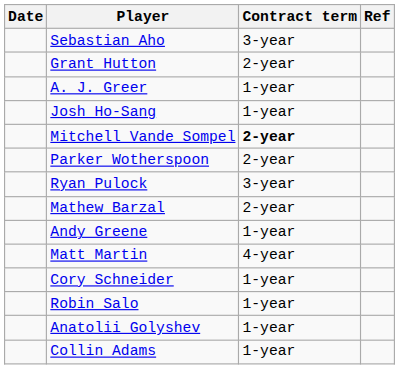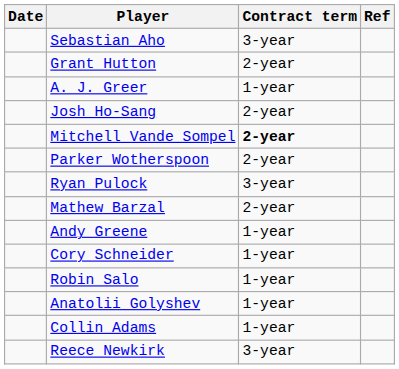(269, 112) 1-year -> (269, 112) 2-year
- row: (99, 256)
+ row: (108, 352)
